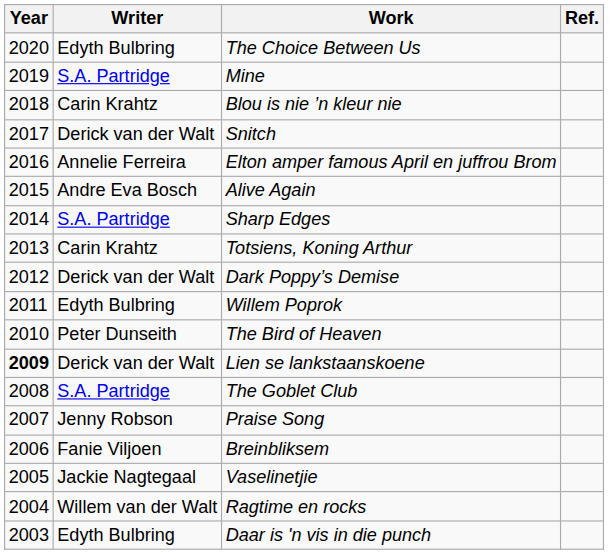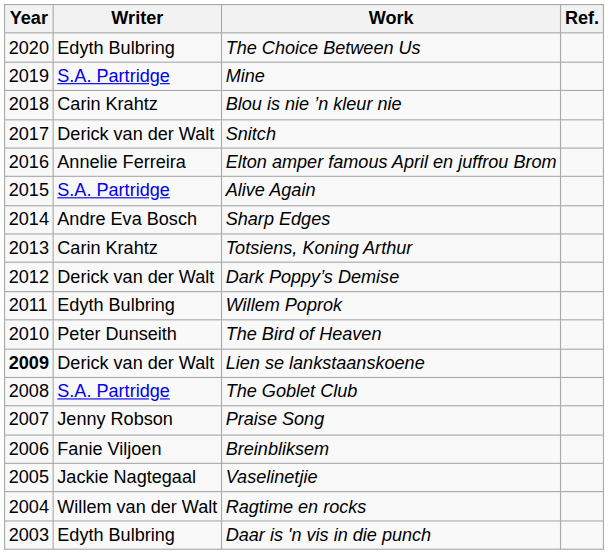(127, 190) Andre Eva Bosch -> (114, 190) S.A. Partridge
(114, 219) S.A. Partridge -> (127, 219) Andre Eva Bosch
